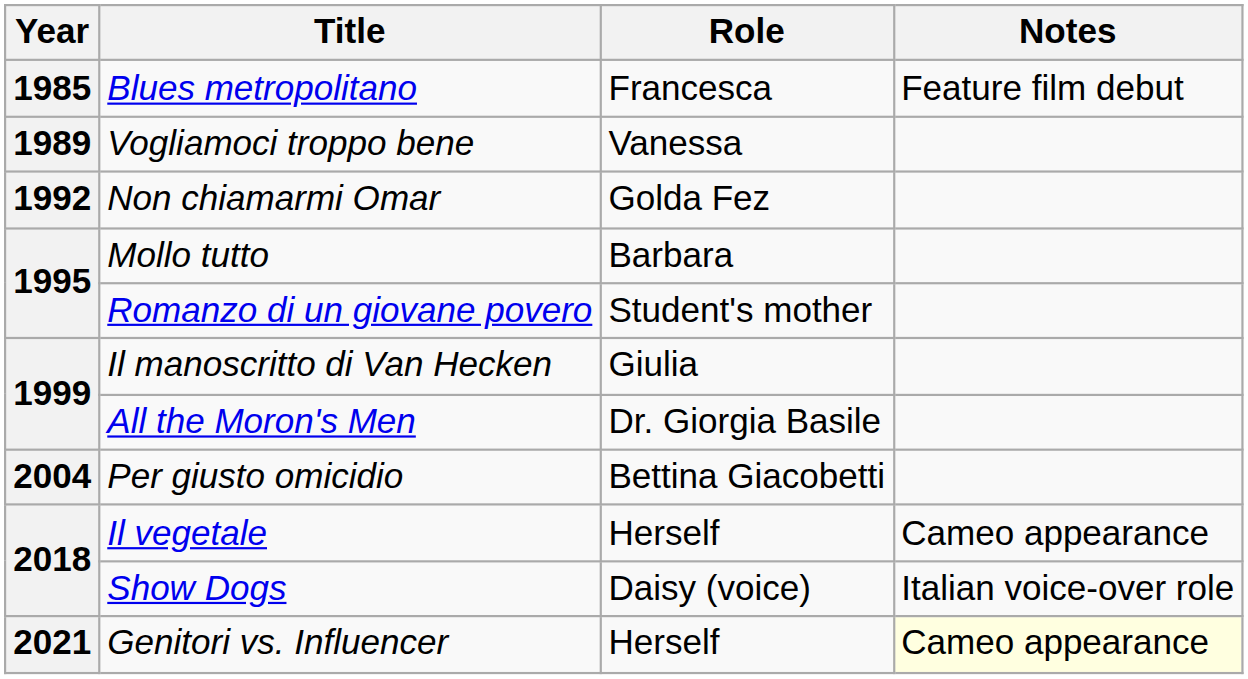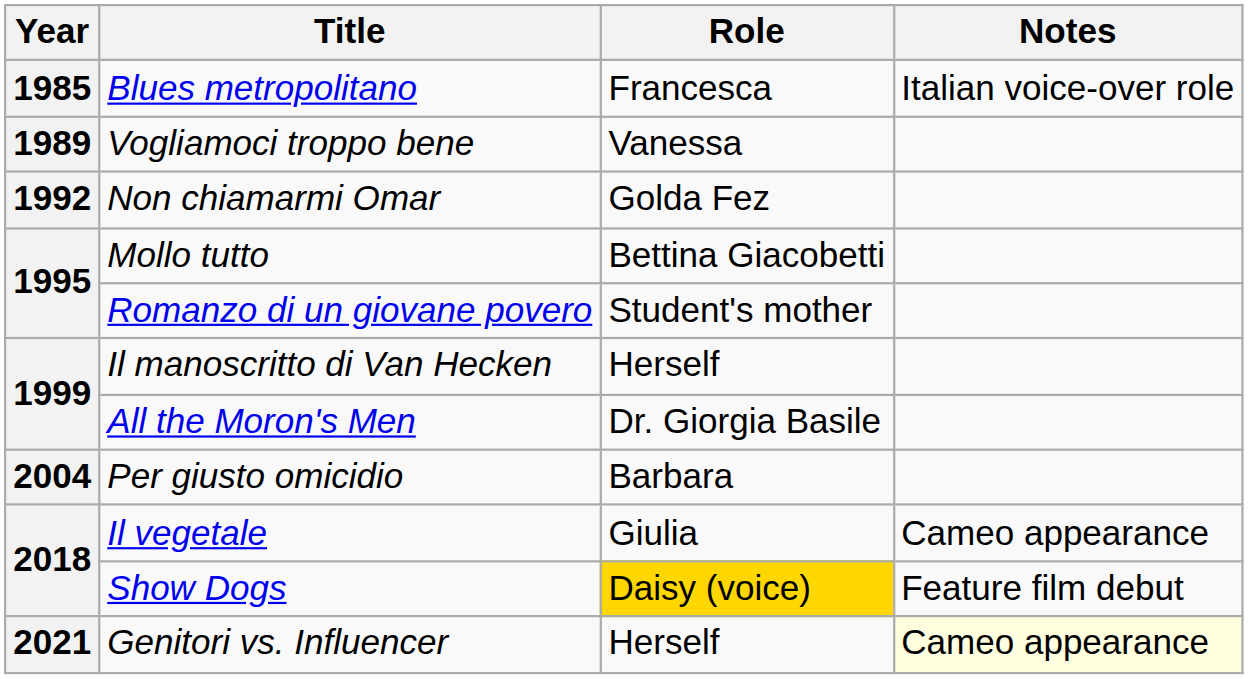(1042, 87) Feature film debut -> (1068, 87) Italian voice-over role
(671, 254) Barbara -> (747, 254) Bettina Giacobetti
(653, 365) Giulia -> (664, 365) Herself
(747, 476) Bettina Giacobetti -> (671, 476) Barbara
(664, 532) Herself -> (653, 532) Giulia
(710, 587) no background -> (710, 587) gold background
(1068, 587) Italian voice-over role -> (1042, 587) Feature film debut
